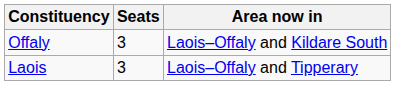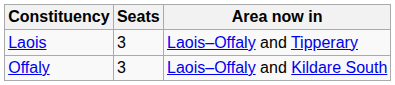rows swapped: (27, 67) <-> (29, 42)
